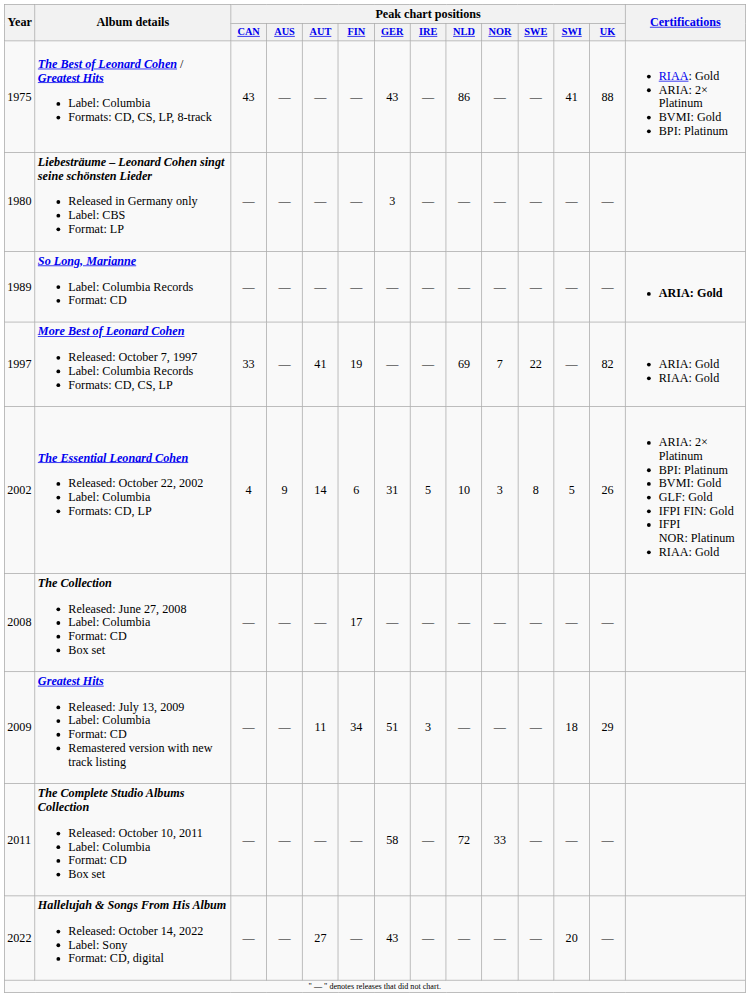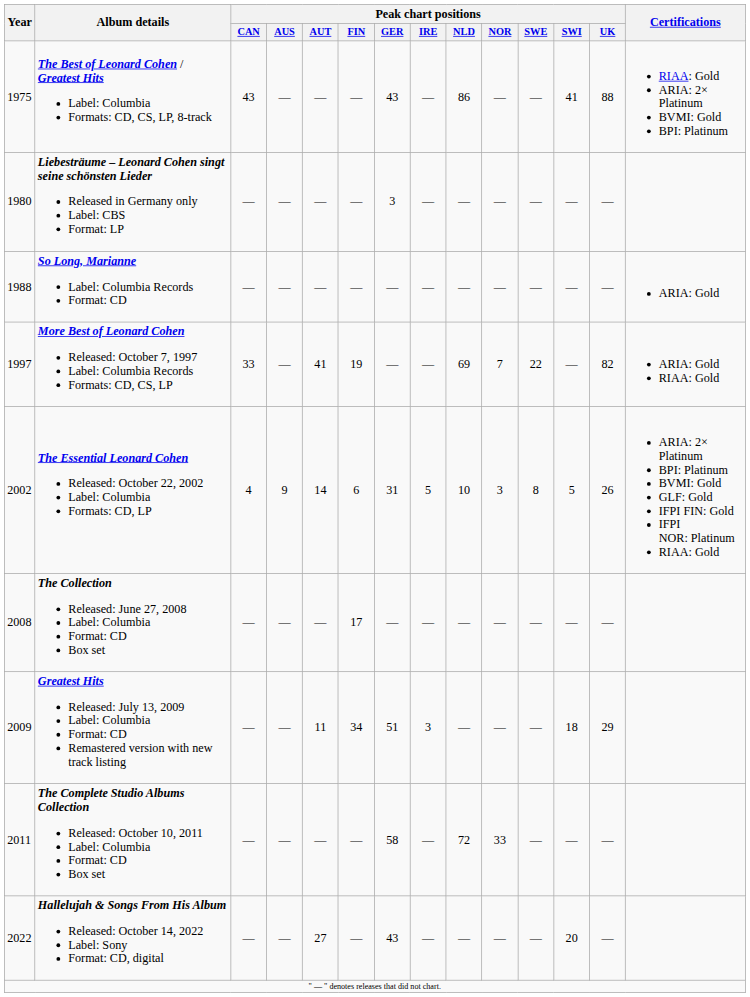(19, 286) 1989 -> (19, 286) 1988
(685, 293) bold -> (685, 293) normal
